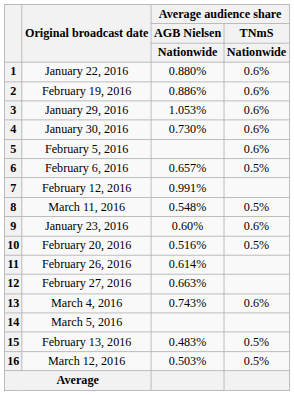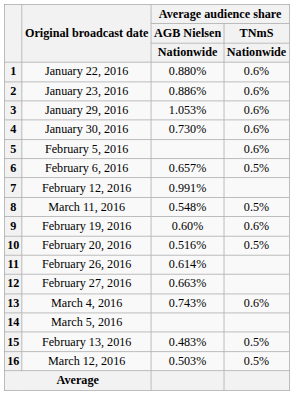(87, 91) February 19, 2016 -> (87, 91) January 23, 2016
(87, 226) January 23, 2016 -> (87, 226) February 19, 2016
